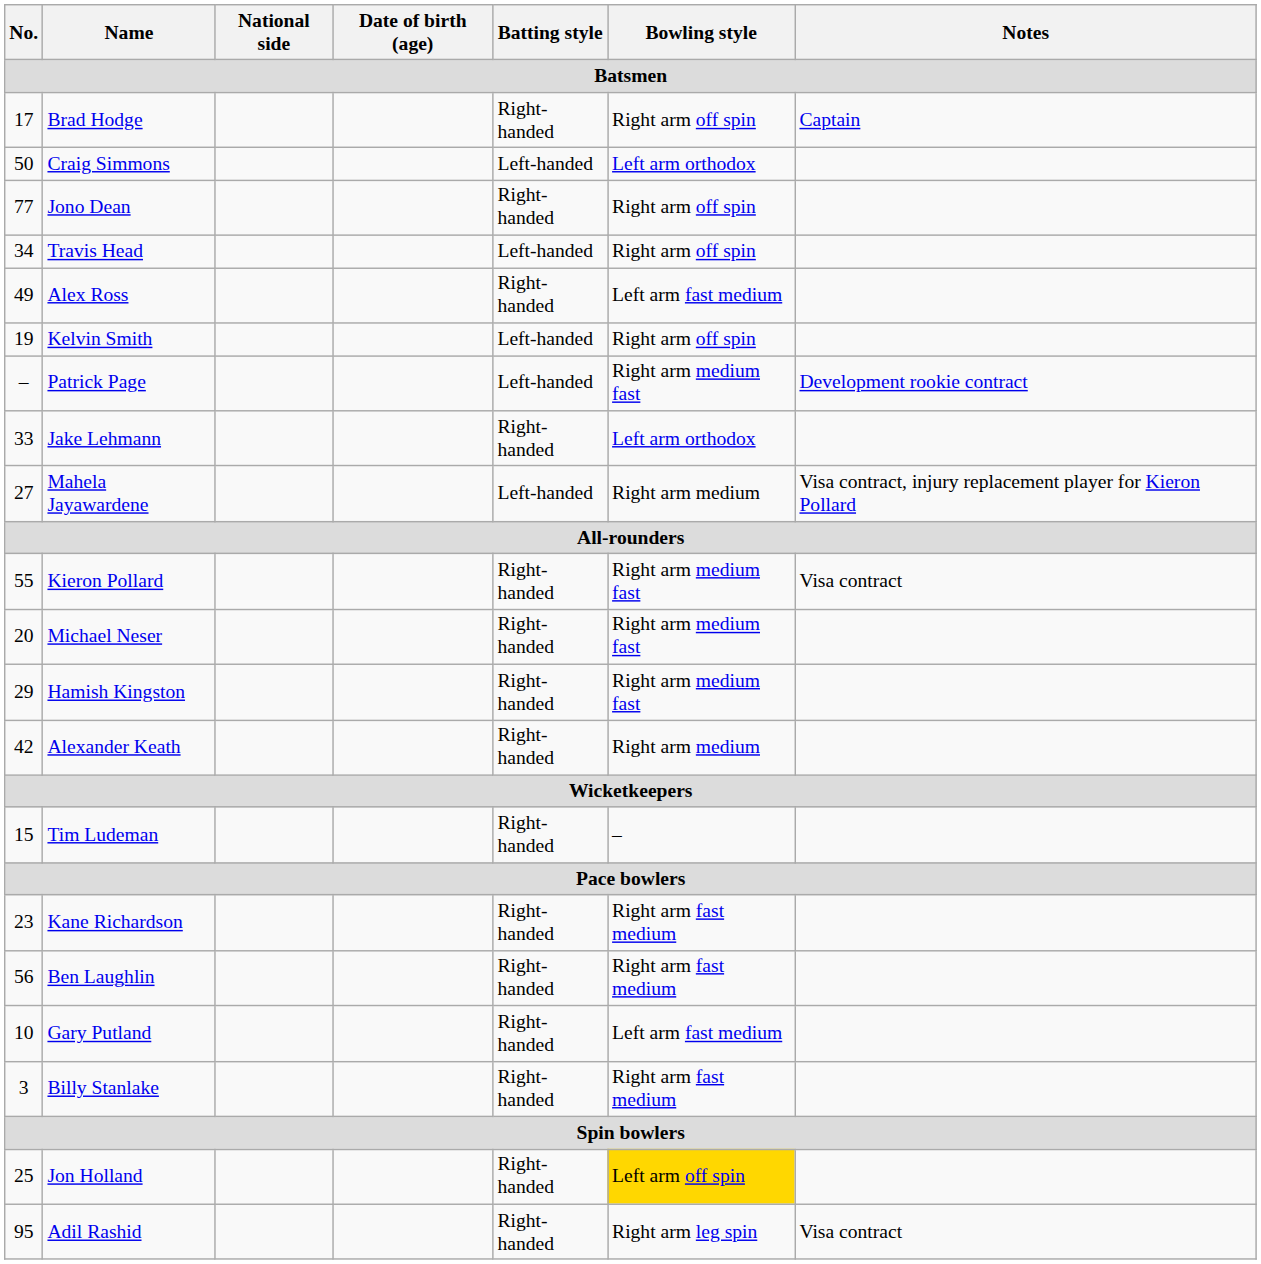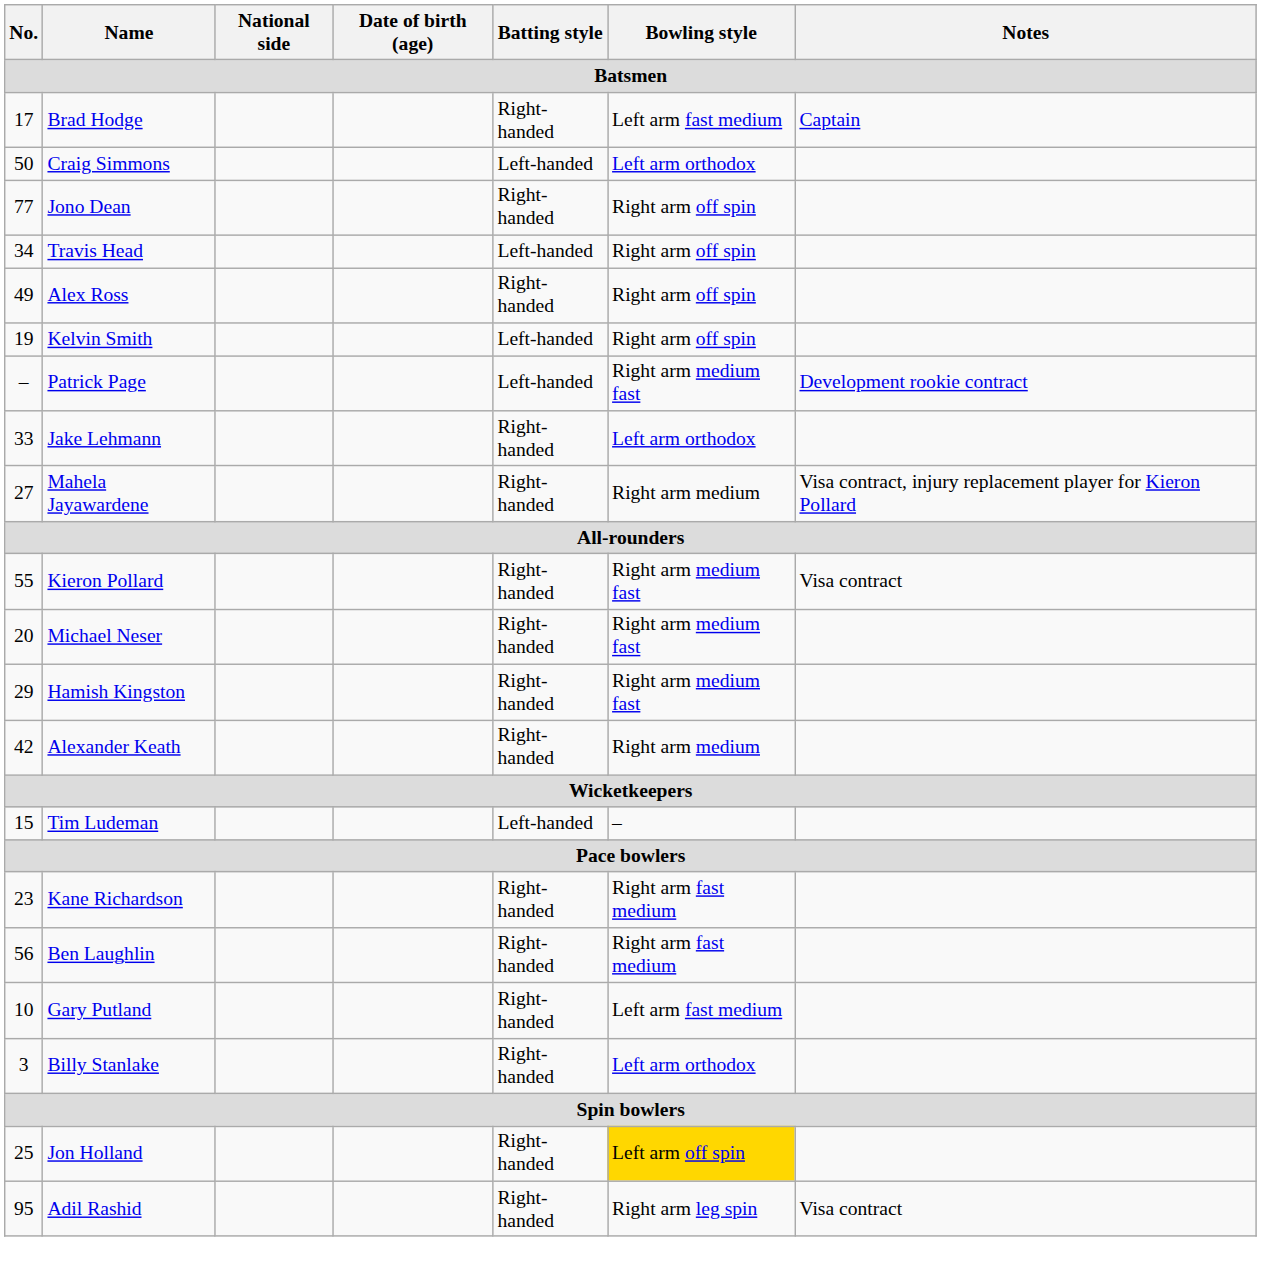(684, 119) Right arm off spin -> (697, 119) Left arm fast medium
(697, 294) Left arm fast medium -> (684, 294) Right arm off spin
(545, 493) Left-handed -> (526, 493) Right-handed
(526, 834) Right-handed -> (545, 822) Left-handed
(668, 1088) Right arm fast medium -> (684, 1065) Left arm orthodox
